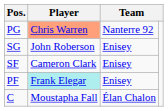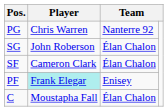(59, 30) lightsalmon background -> (59, 30) no background
(117, 47) Enisey -> (129, 47) Élan Chalon
(117, 64) Enisey -> (129, 64) Élan Chalon
